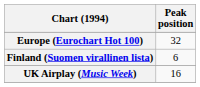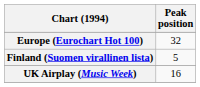(176, 57) 6 -> (176, 57) 5
